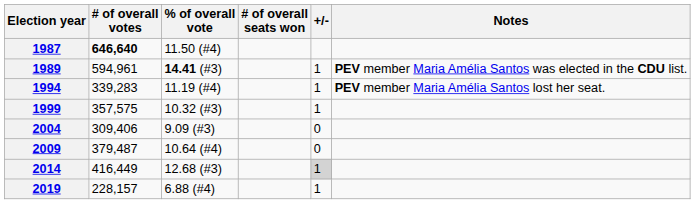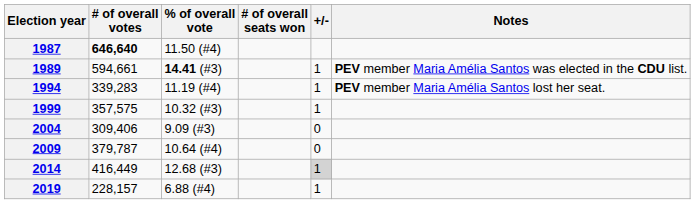(115, 68) 594,961 -> (115, 68) 594,661
(115, 149) 379,487 -> (115, 149) 379,787
